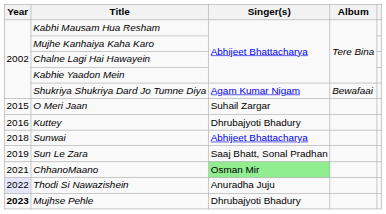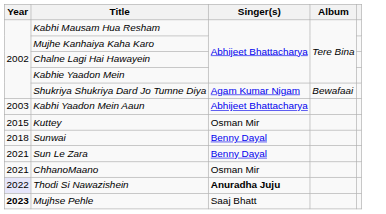+ row: (89, 106)
- row: (60, 106)
(18, 122) 2016 -> (18, 122) 2015
(256, 122) Dhrubajyoti Bhadury -> (235, 122) Osman Mir
(259, 138) Abhijeet Bhattacharya -> (239, 138) Benny Dayal
(18, 153) 2019 -> (18, 153) 2021
(269, 153) Saaj Bhatt, Sonal Pradhan -> (239, 153) Benny Dayal
(235, 169) lightgreen background -> (235, 169) no background
(243, 185) normal -> (245, 185) bold
(256, 201) Dhrubajyoti Bhadury -> (234, 201) Saaj Bhatt
